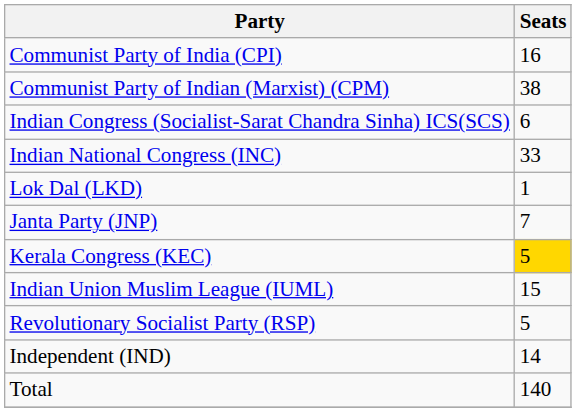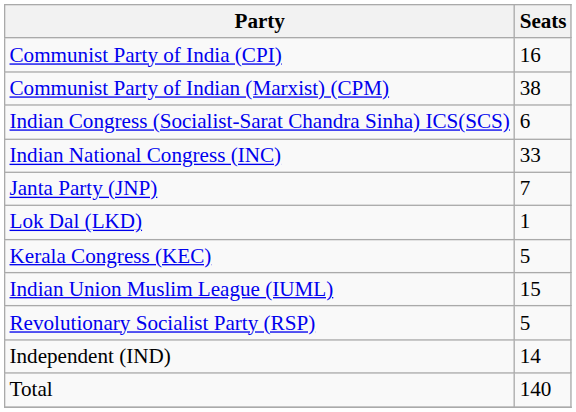rows swapped: (83, 222) <-> (76, 188)
(525, 255) gold background -> (525, 255) no background
